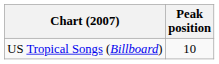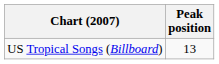(190, 48) 10 -> (190, 48) 13
